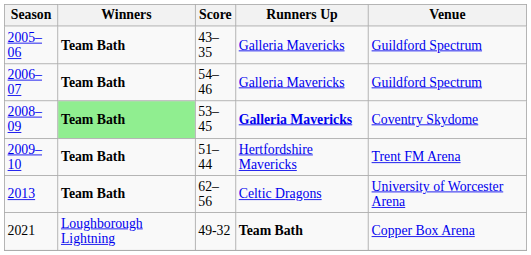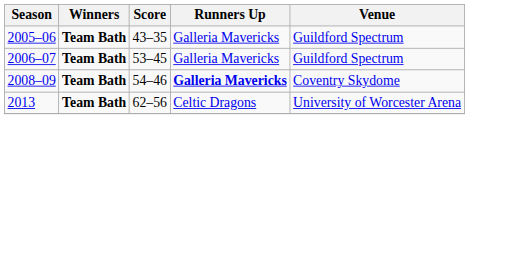(209, 82) 54–46 -> (150, 59) 53–45
(93, 119) lightgreen background -> (94, 80) no background
(209, 119) 53–45 -> (150, 80) 54–46
- row: (25, 156)
- row: (21, 231)
